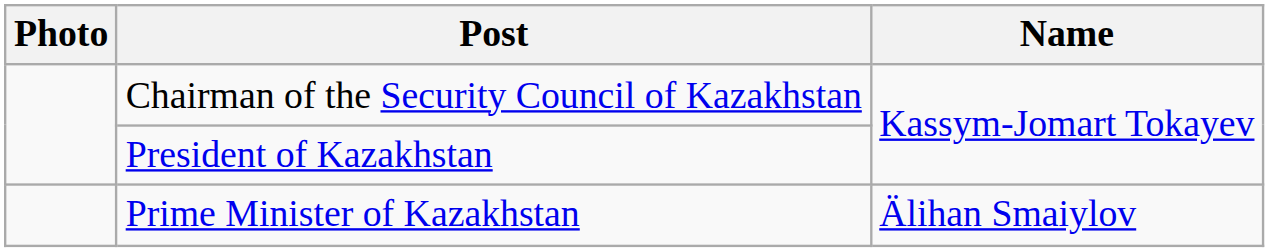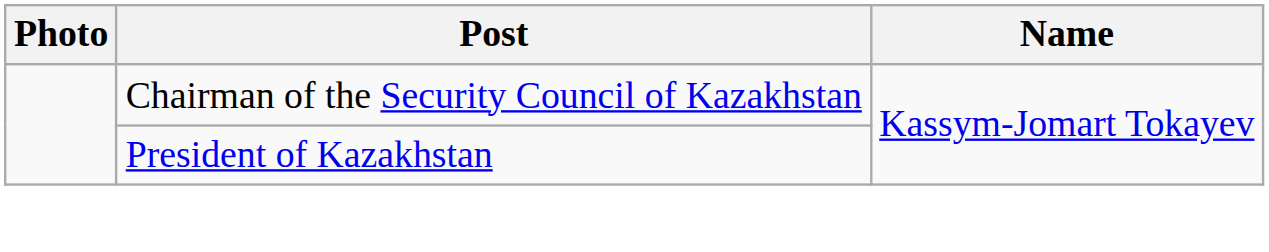- row: (353, 214)
